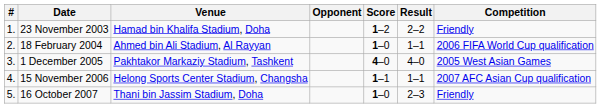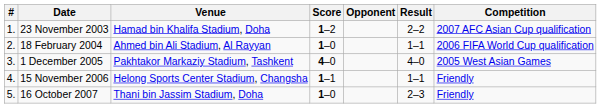columns swapped: (337, 12) <-> (381, 12)
(455, 29) Friendly -> (514, 29) 2007 AFC Asian Cup qualification
(514, 78) 2007 AFC Asian Cup qualification -> (455, 78) Friendly
